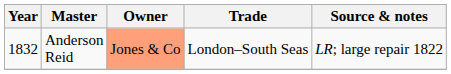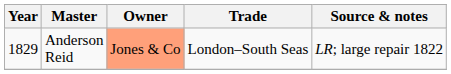(23, 48) 1832 -> (23, 48) 1829
